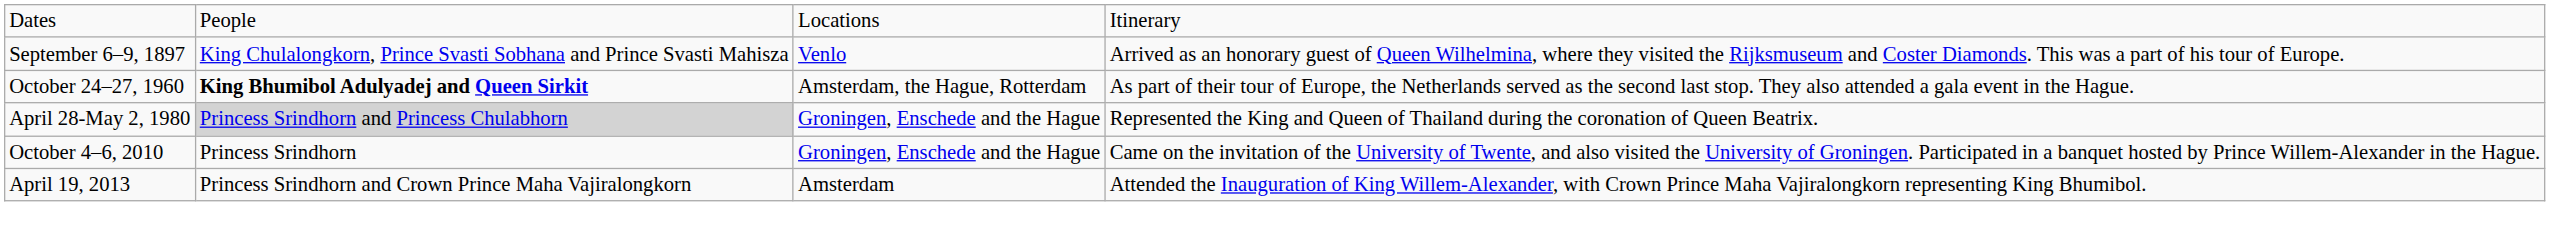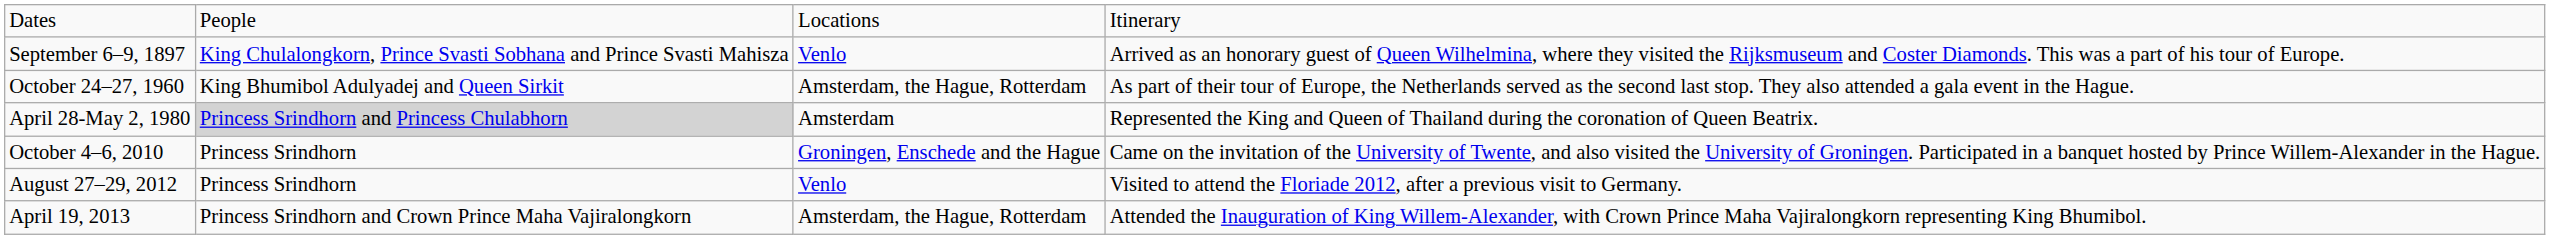(394, 86) bold -> (382, 86) normal
(949, 119) Groningen, Enschede and the Hague -> (846, 119) Amsterdam
+ row: (93, 184)
(846, 184) Amsterdam -> (942, 217) Amsterdam, the Hague, Rotterdam
